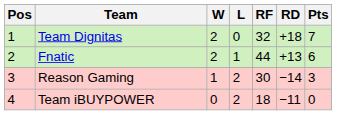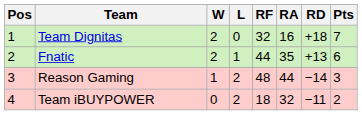+ column: (289, 15)
(263, 78) 30 -> (263, 78) 48
(312, 99) 0 -> (337, 99) 2
